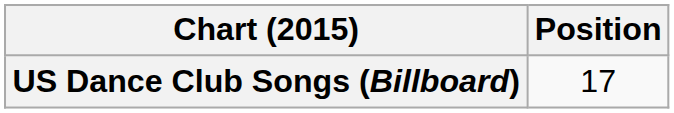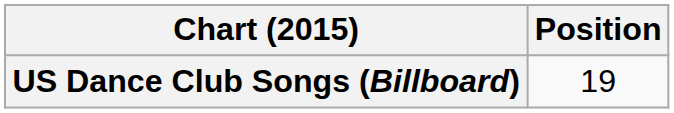(598, 81) 17 -> (598, 81) 19
